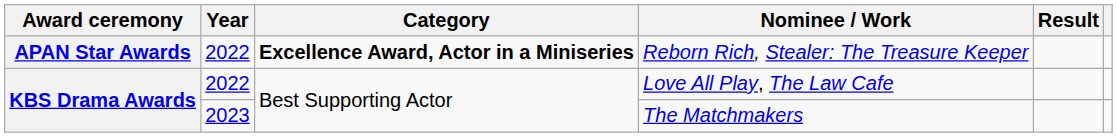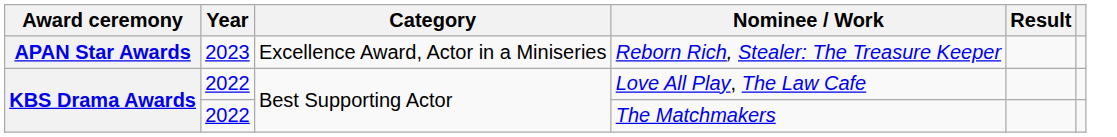(227, 52) 2022 -> (227, 52) 2023
(446, 52) bold -> (433, 52) normal
(227, 115) 2023 -> (227, 115) 2022
